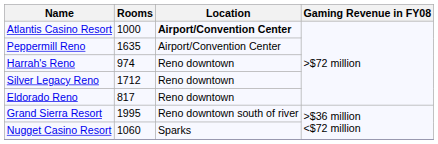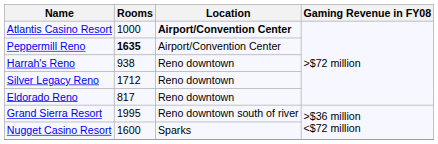(129, 47) normal -> (129, 47) bold
(126, 63) 974 -> (126, 63) 938
(129, 131) 1060 -> (129, 131) 1600
